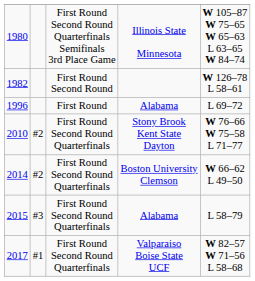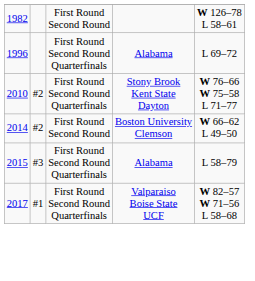- row: (17, 36)
(82, 105) First Round -> (79, 53) First Round Second Round Quarterfinals
(82, 174) First Round Second Round Quarterfinals -> (79, 128) First Round Second Round
